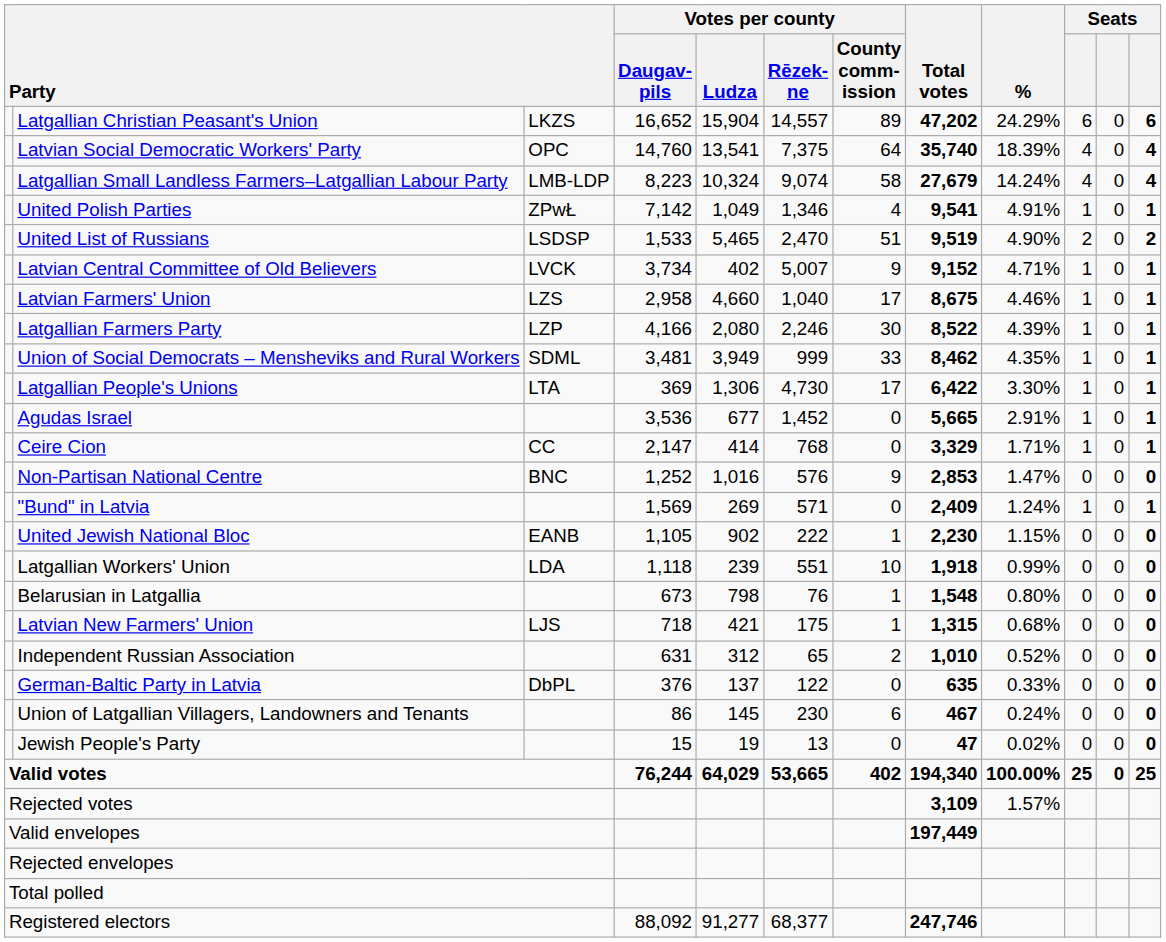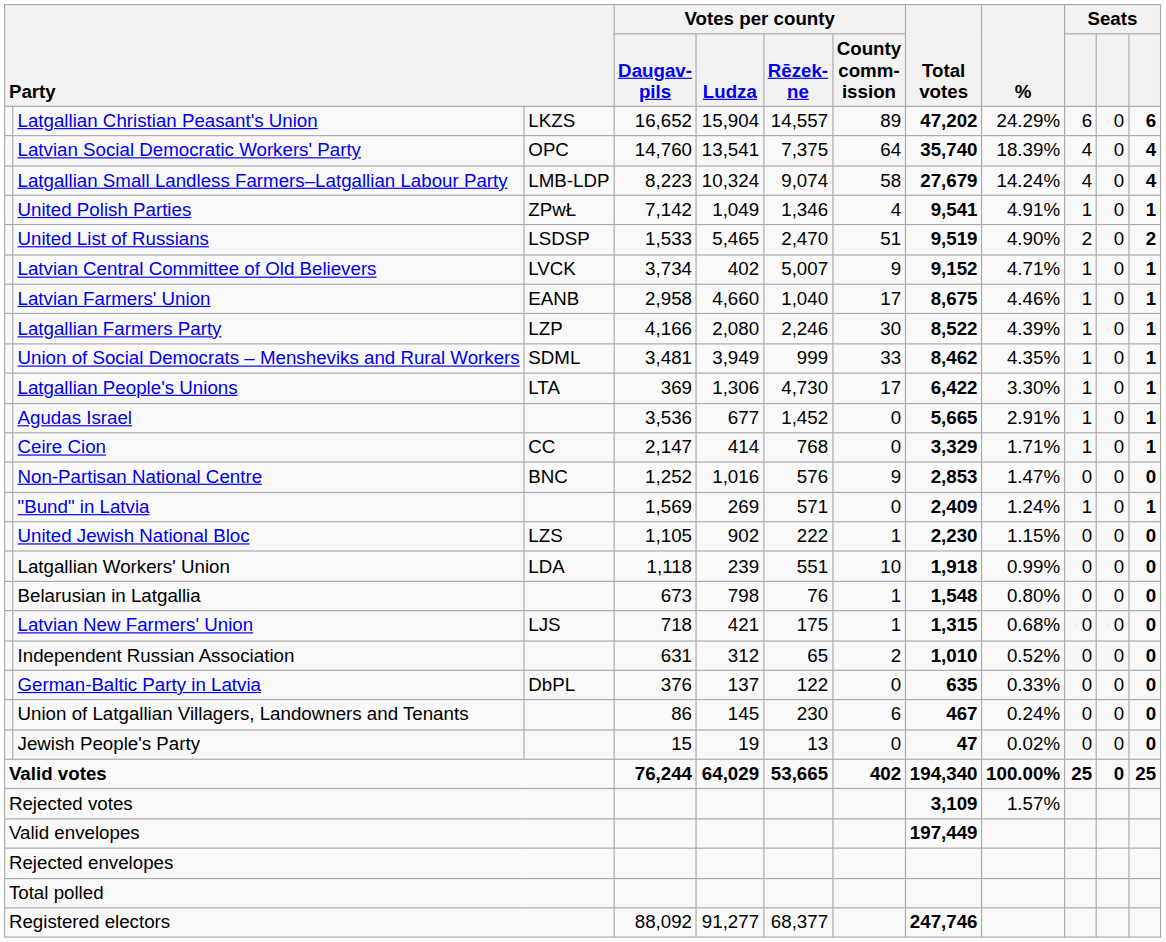(546, 298) LZS -> (554, 298) EANB
(554, 536) EANB -> (546, 536) LZS
